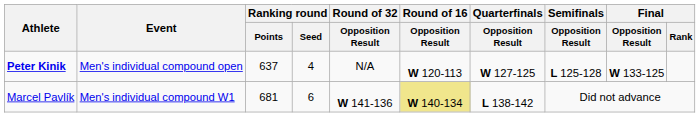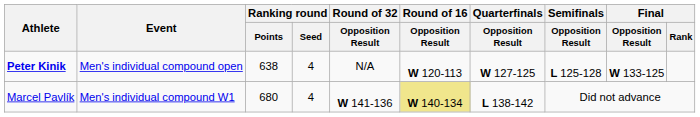(269, 67) 637 -> (269, 67) 638
(269, 97) 681 -> (269, 97) 680
(311, 97) 6 -> (311, 97) 4
